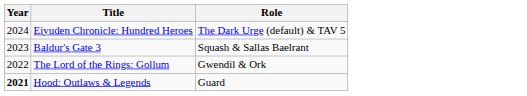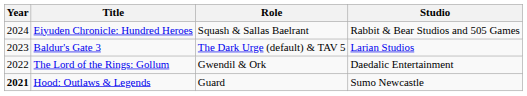+ column: (435, 13)
(272, 30) The Dark Urge (default) & TAV 5 -> (253, 30) Squash & Sallas Baelrant
(253, 47) Squash & Sallas Baelrant -> (272, 47) The Dark Urge (default) & TAV 5
